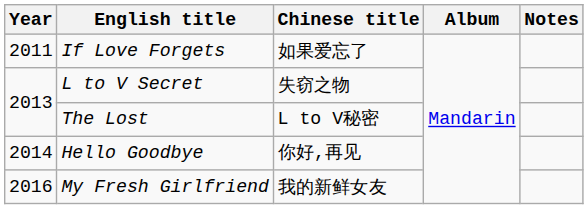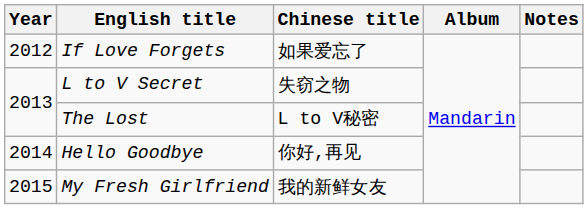(31, 51) 2011 -> (31, 51) 2012
(31, 187) 2016 -> (31, 187) 2015
